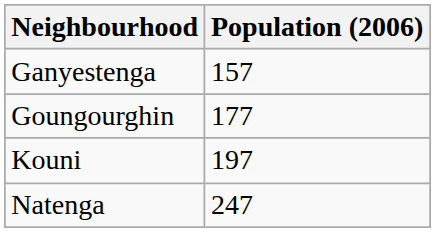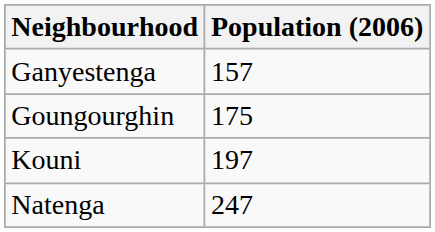(232, 115) 177 -> (232, 115) 175
